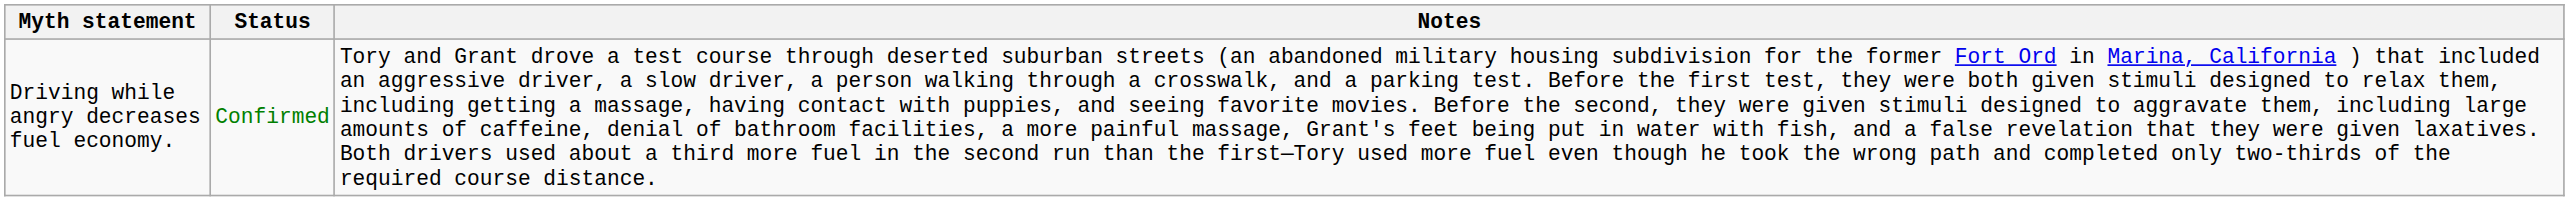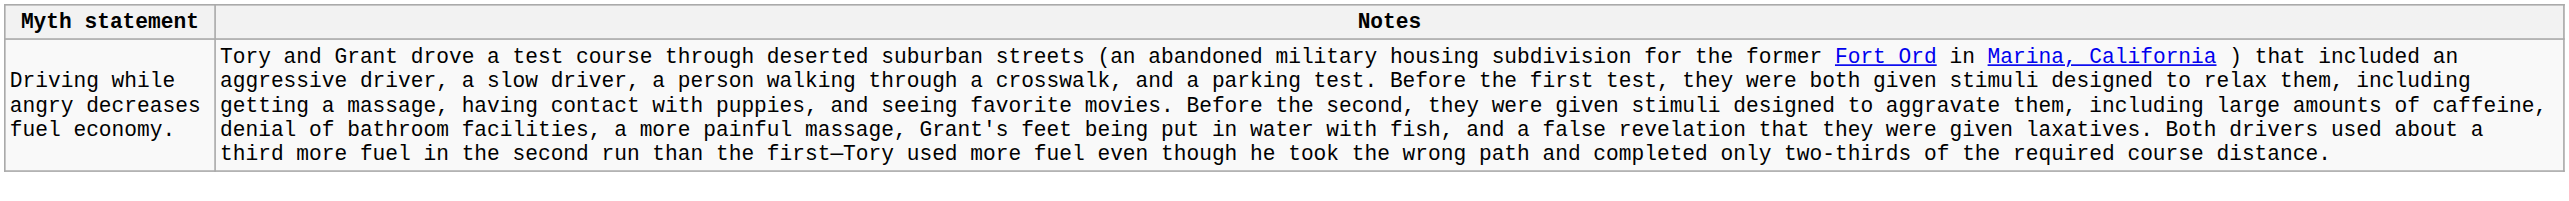- column: (273, 22)
